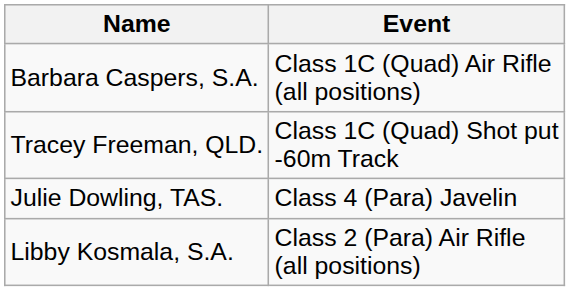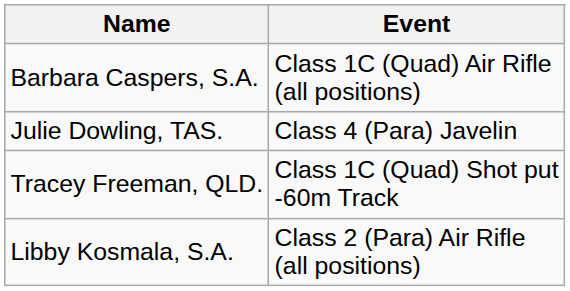rows swapped: (117, 197) <-> (137, 144)
